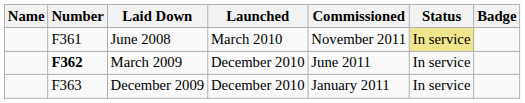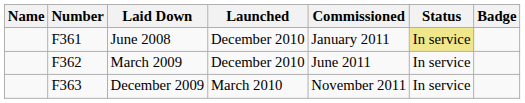(247, 39) March 2010 -> (258, 39) December 2010
(359, 39) November 2011 -> (350, 39) January 2011
(67, 62) bold -> (67, 62) normal
(258, 86) December 2010 -> (247, 86) March 2010
(350, 86) January 2011 -> (359, 86) November 2011
